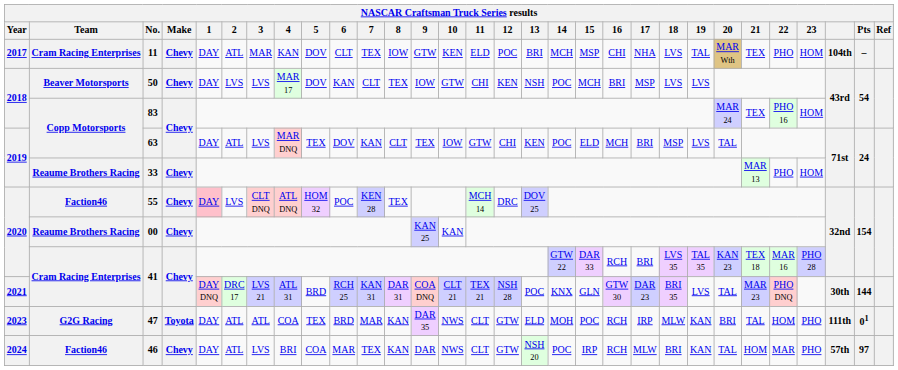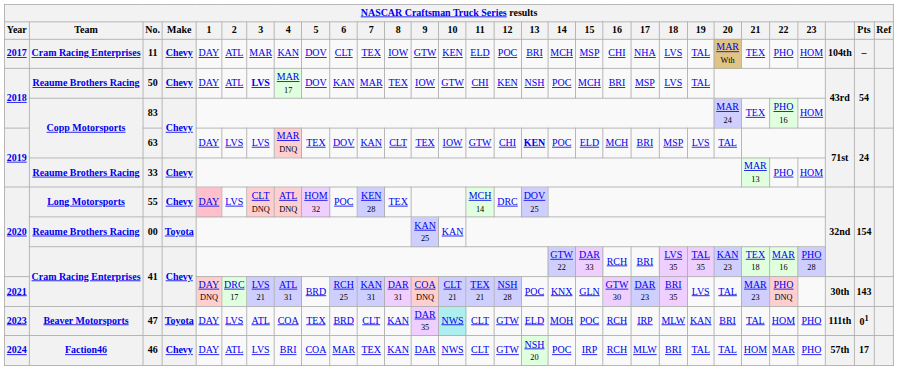(86, 83) Beaver Motorsports -> (86, 83) Reaume Brothers Racing
(234, 83) LVS -> (234, 83) ATL
(261, 83) normal -> (261, 83) bold
(371, 83) CLT -> (371, 83) MAR
(701, 83) LVS -> (701, 83) TAL
(234, 142) ATL -> (234, 142) LVS
(534, 142) normal -> (534, 142) bold
(86, 202) Faction46 -> (86, 202) Long Motorsports
(179, 232) Chevy -> (179, 232) Toyota
(864, 291) 144 -> (864, 291) 143
(86, 321) G2G Racing -> (86, 321) Beaver Motorsports
(234, 321) ATL -> (234, 321) LVS
(371, 321) MAR -> (371, 321) CLT
(453, 321) no background -> (453, 321) paleturquoise background
(701, 350) KAN -> (701, 350) TAL
(864, 350) 97 -> (864, 350) 17
